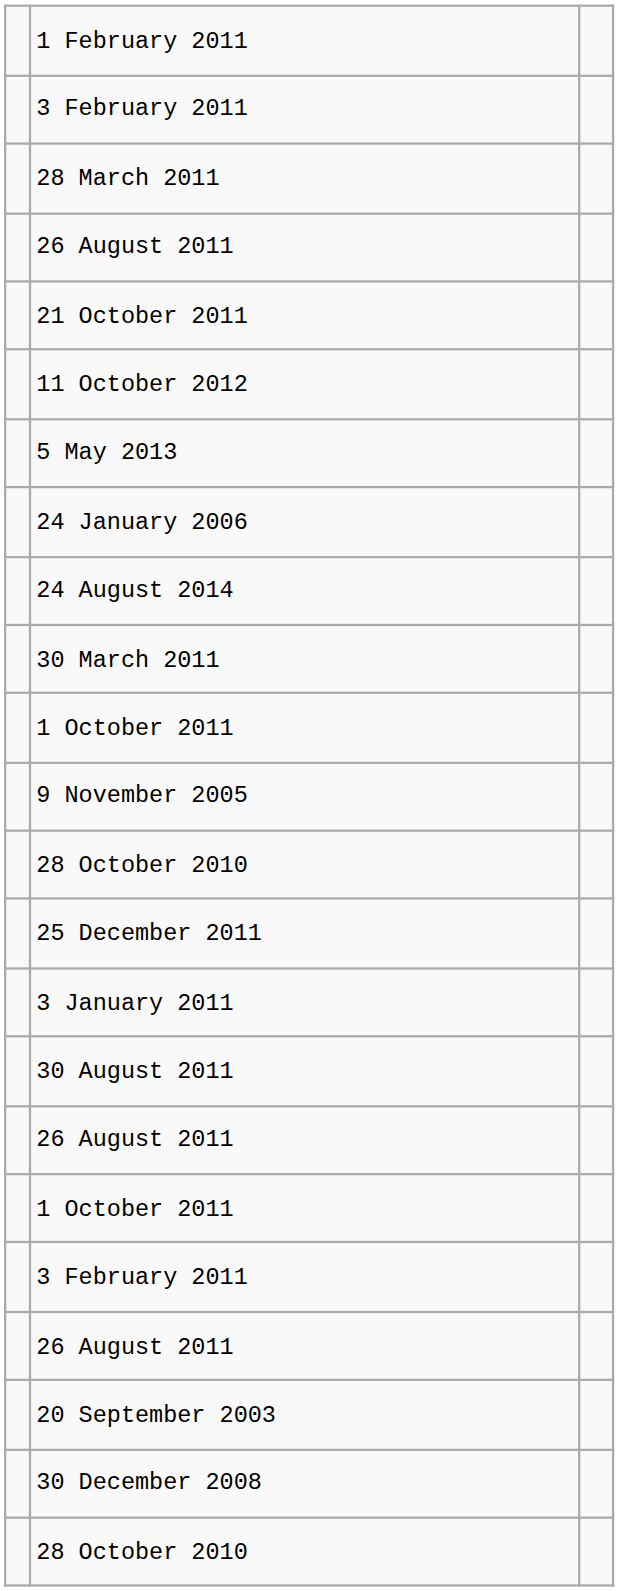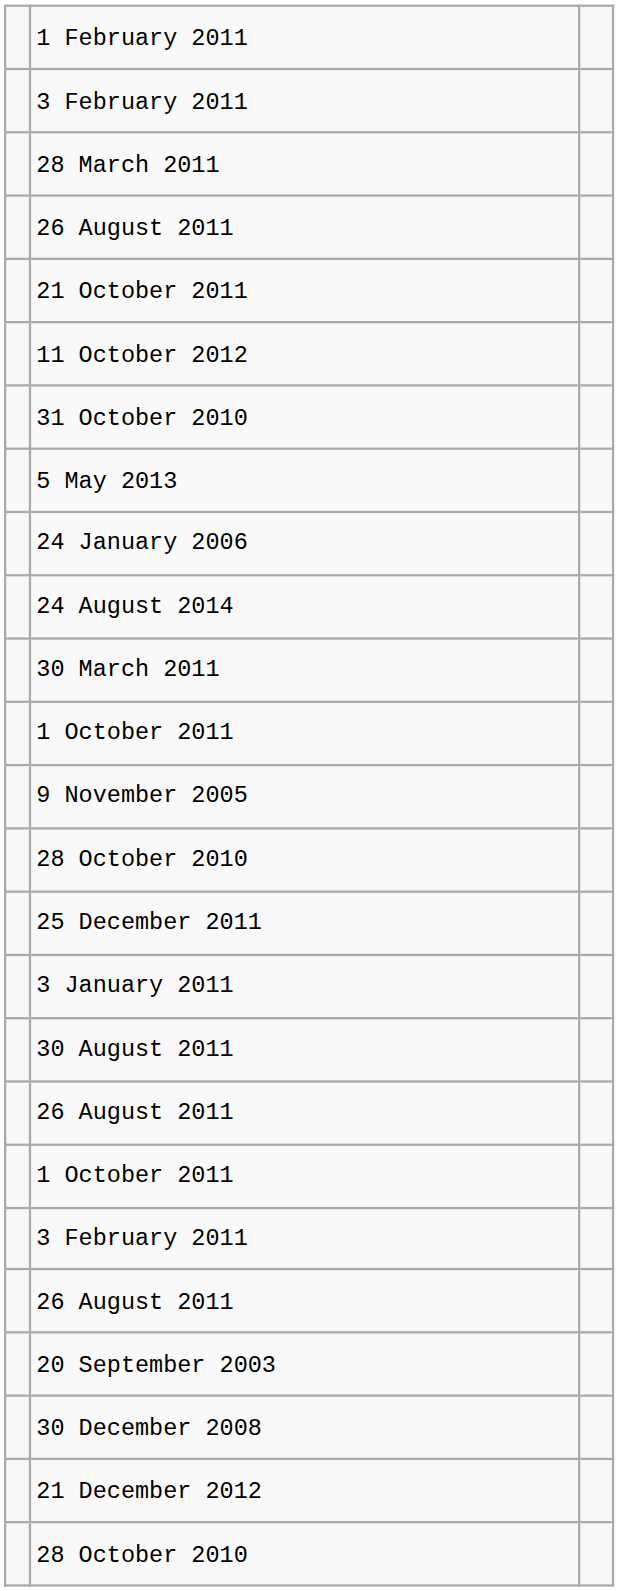+ row: (18, 417)
+ row: (18, 1491)
